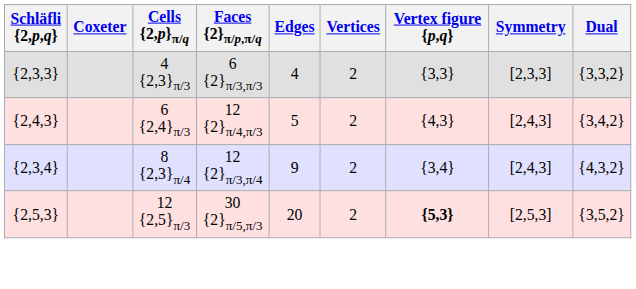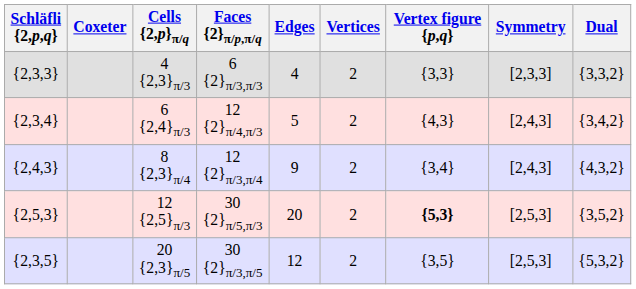(36, 121) {2,4,3} -> (36, 121) {2,3,4}
(36, 167) {2,3,4} -> (36, 167) {2,4,3}
+ row: (233, 260)
